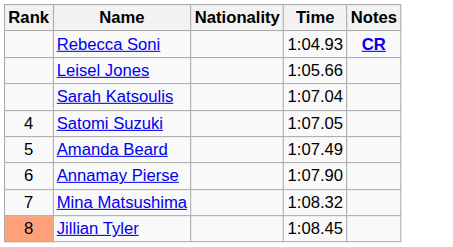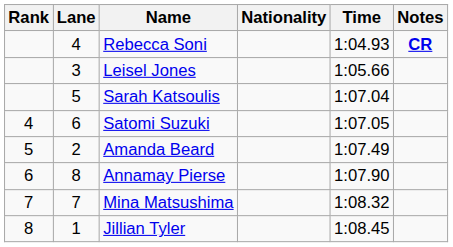+ column: (76, 17)
(29, 228) lightsalmon background -> (29, 228) no background
